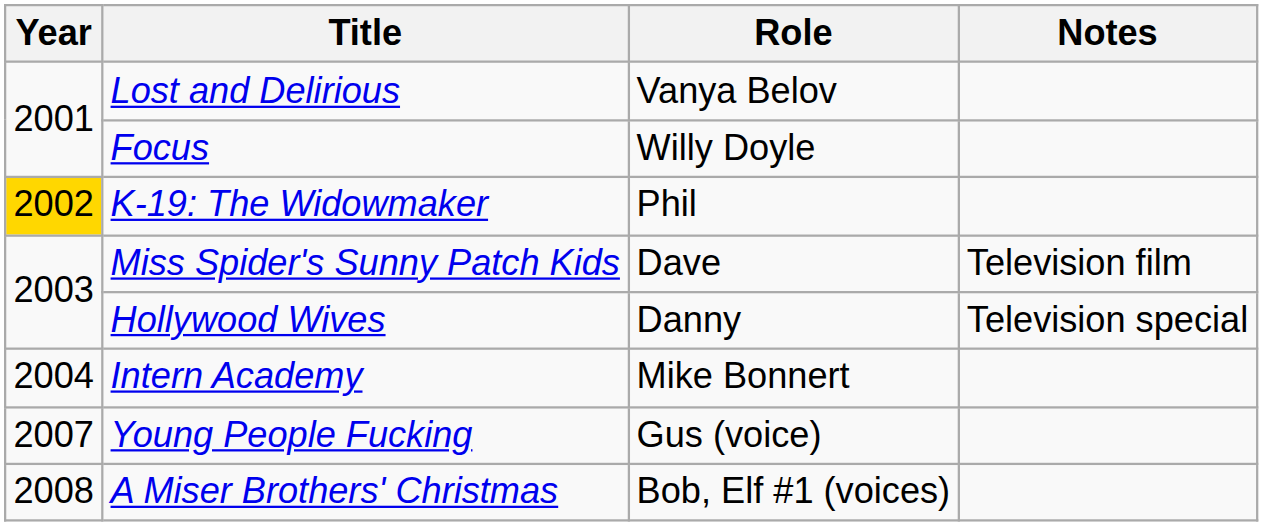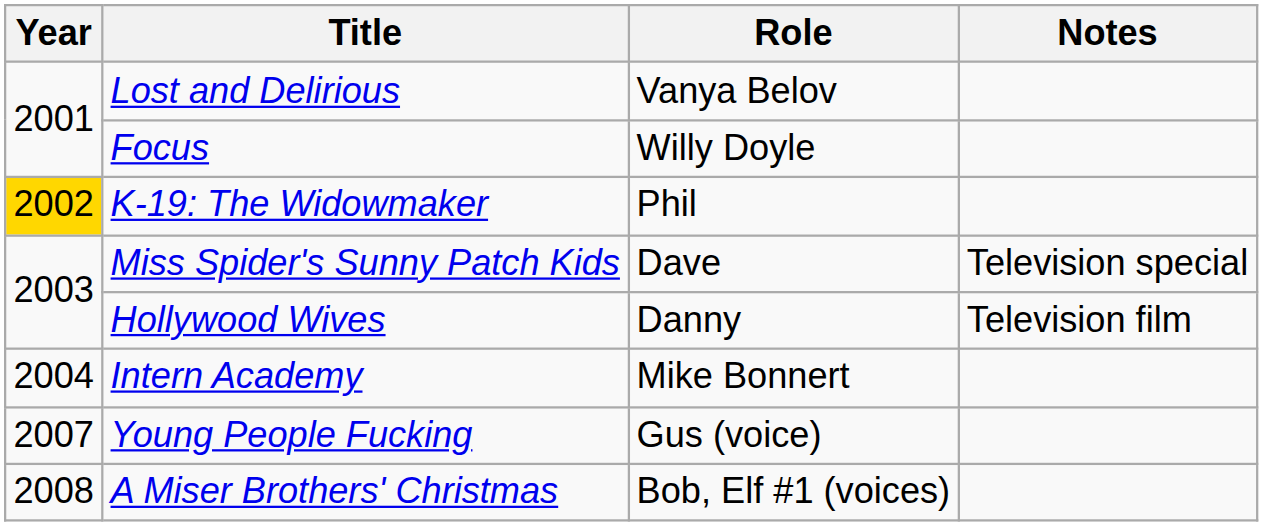(1079, 262) Television film -> (1107, 262) Television special
(1107, 319) Television special -> (1079, 319) Television film
